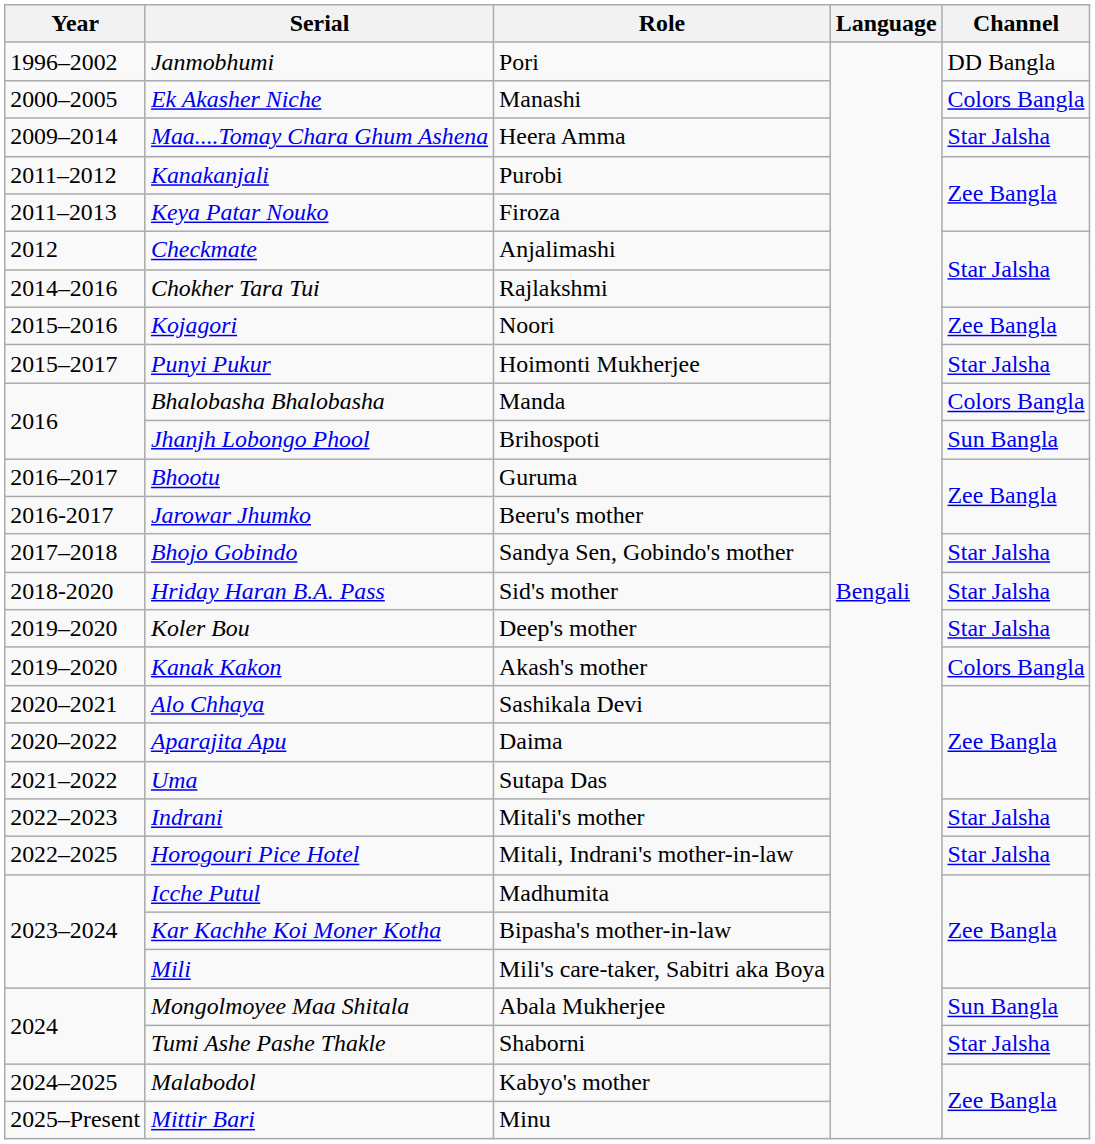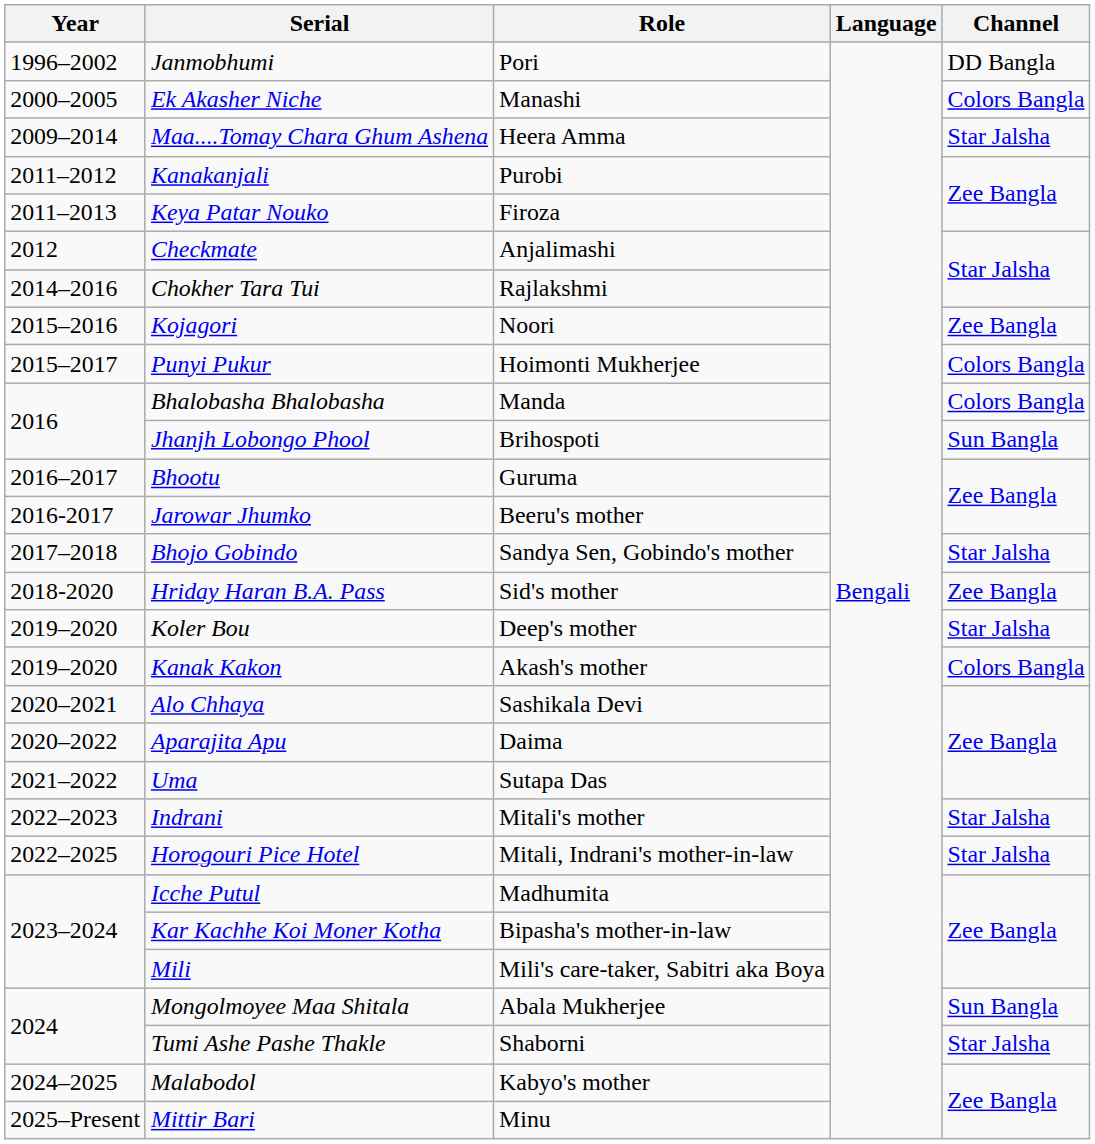(999, 363) Star Jalsha -> (1016, 363) Colors Bangla
(999, 590) Star Jalsha -> (1002, 590) Zee Bangla
